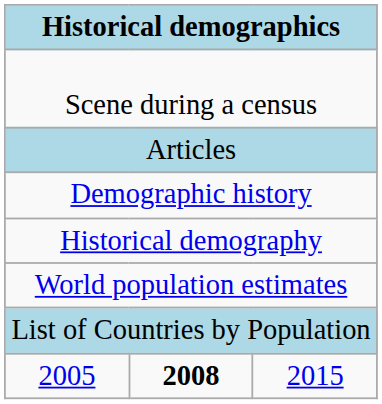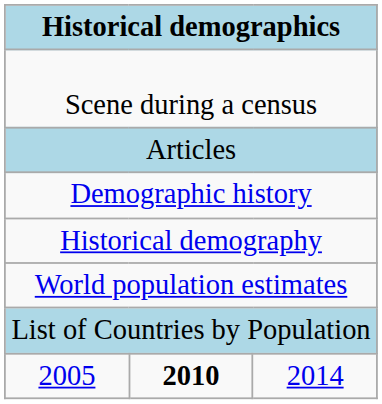(191, 375) 2008 -> (191, 375) 2010
(315, 375) 2015 -> (315, 375) 2014
